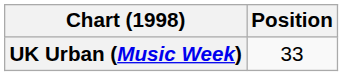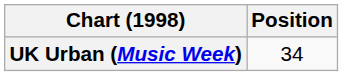(292, 53) 33 -> (292, 53) 34
